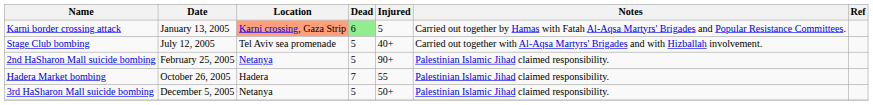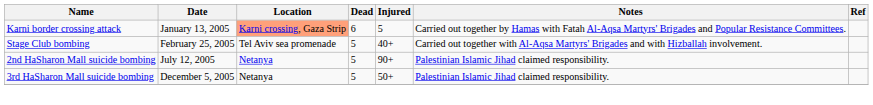(353, 28) lightgreen background -> (353, 28) no background
(188, 44) July 12, 2005 -> (197, 44) February 25, 2005
(197, 60) February 25, 2005 -> (188, 60) July 12, 2005
- row: (56, 76)
